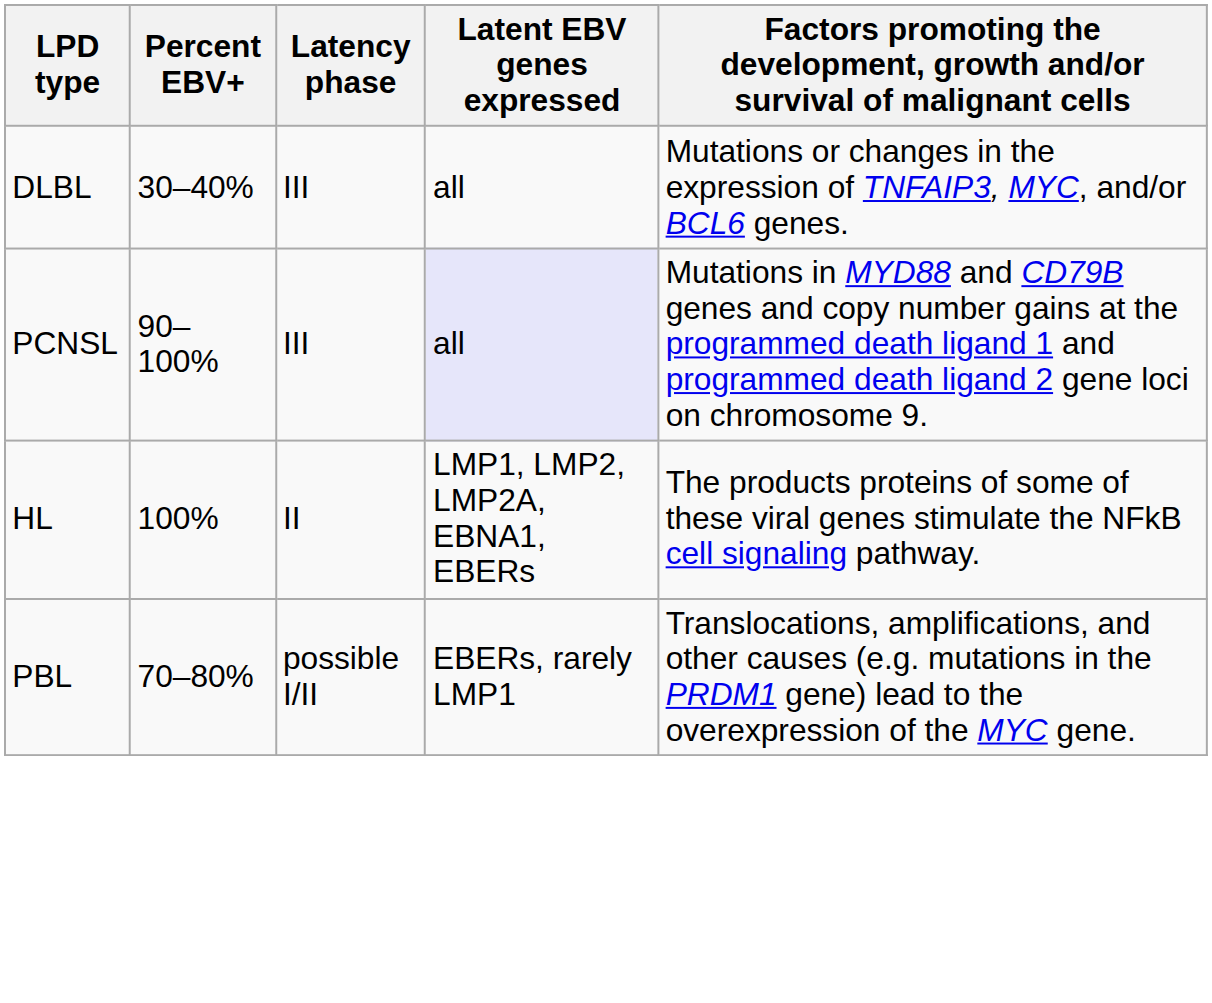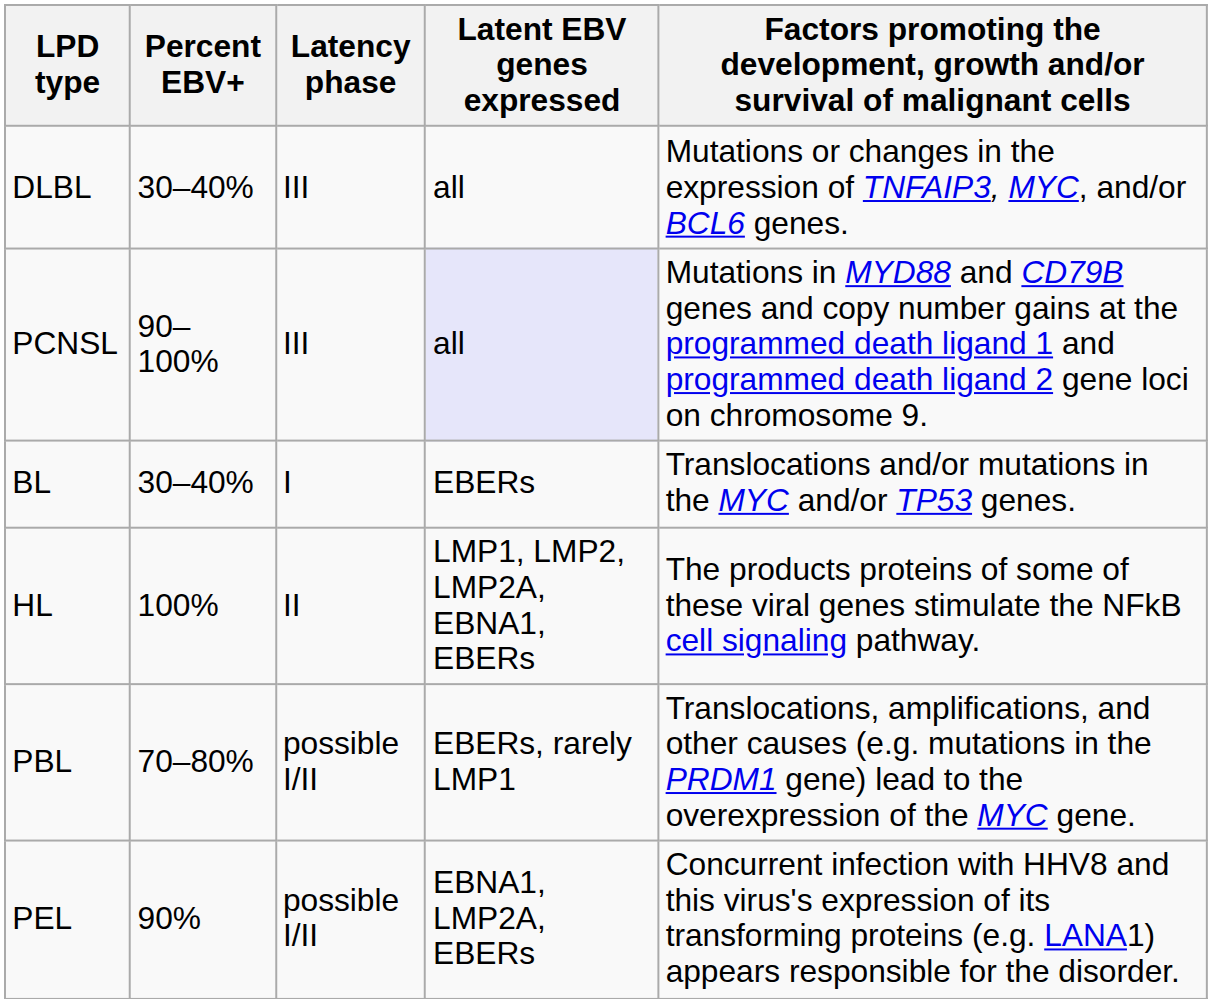+ row: (32, 483)
+ row: (42, 919)
